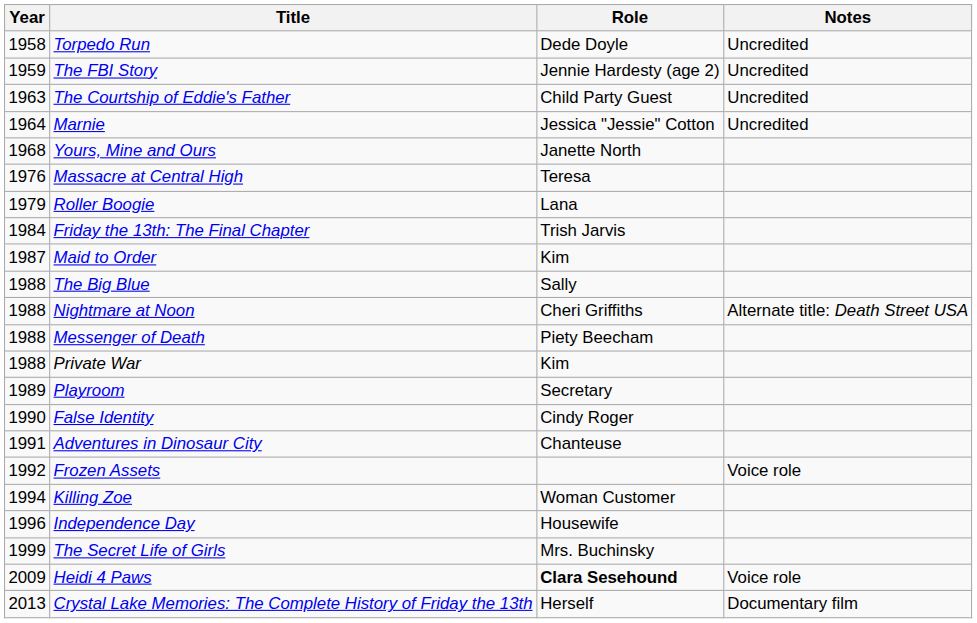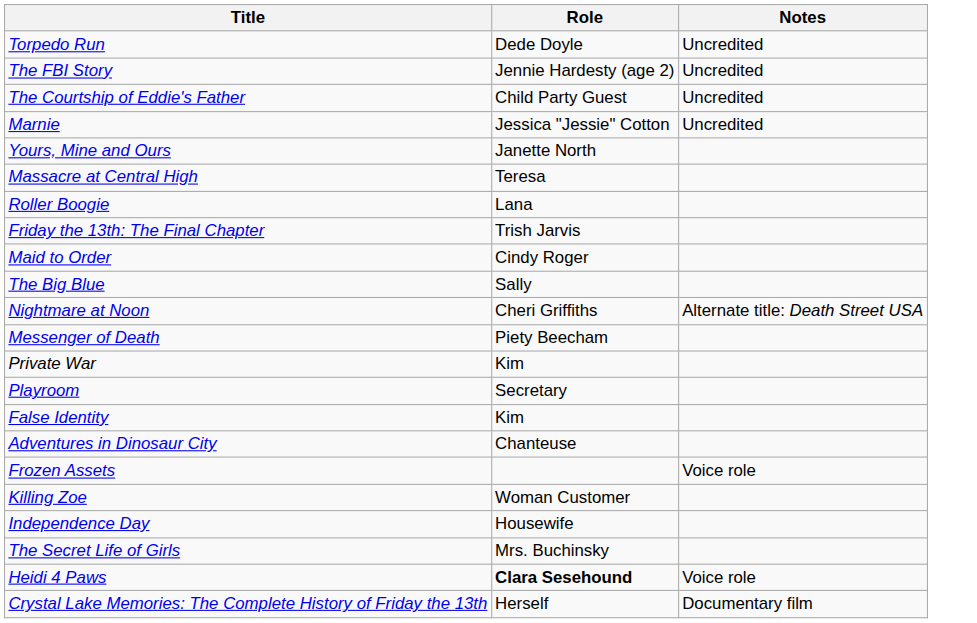- column: (27, 17)
(555, 257) Kim -> (542, 257) Cindy Roger
(587, 417) Cindy Roger -> (510, 417) Kim
